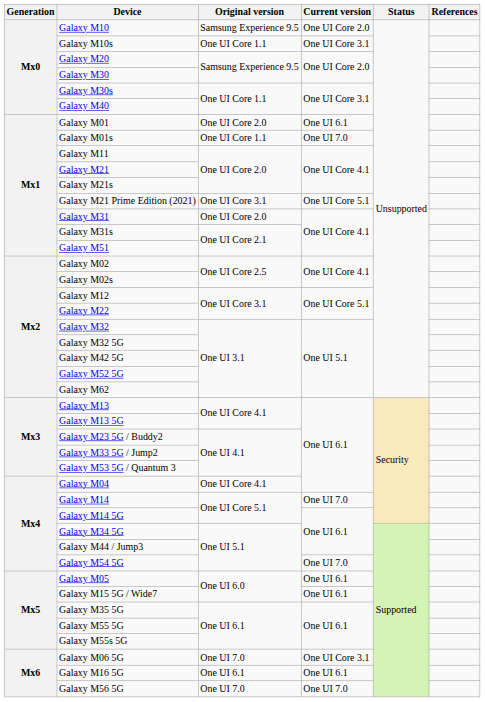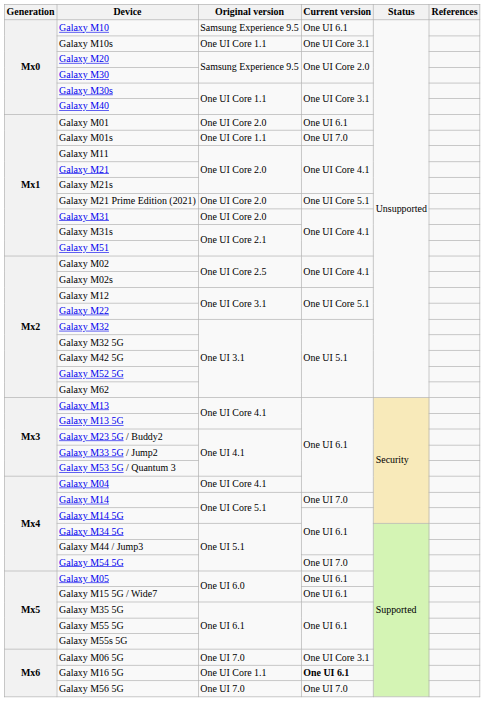(336, 28) One UI Core 2.0 -> (325, 28) One UI 6.1
(233, 201) One UI Core 3.1 -> (233, 201) One UI Core 2.0
(223, 673) One UI 6.1 -> (233, 673) One UI Core 1.1
(325, 673) normal -> (326, 673) bold
